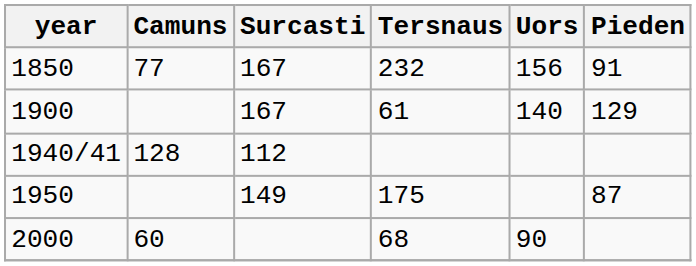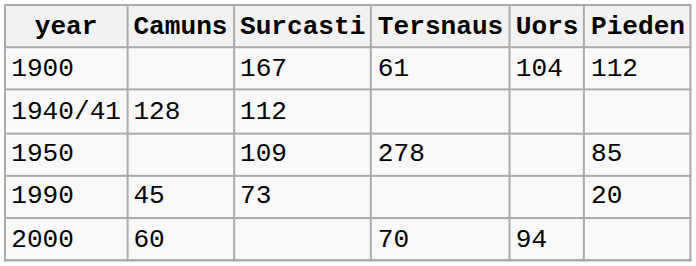- row: (43, 69)
(539, 111) 140 -> (539, 69) 104
(614, 111) 129 -> (614, 69) 112
(263, 197) 149 -> (263, 154) 109
(401, 197) 175 -> (401, 154) 278
(607, 197) 87 -> (607, 154) 85
+ row: (43, 197)
(394, 239) 68 -> (394, 239) 70
(531, 239) 90 -> (531, 239) 94
